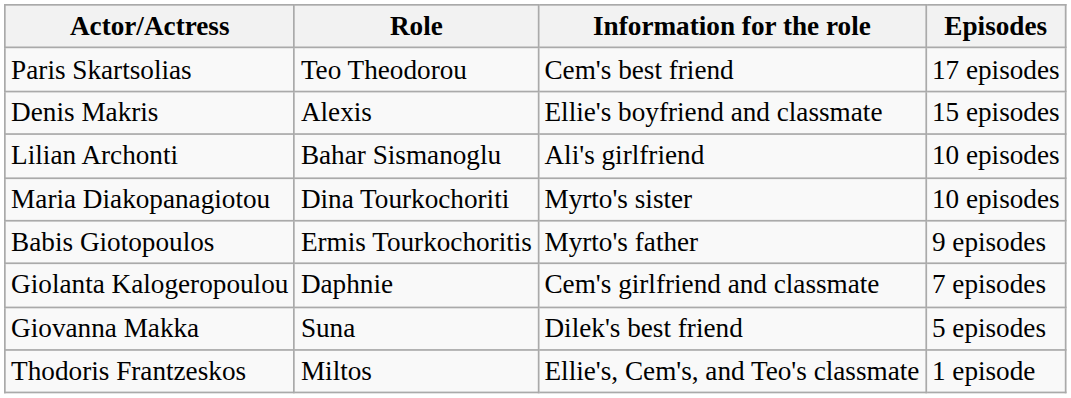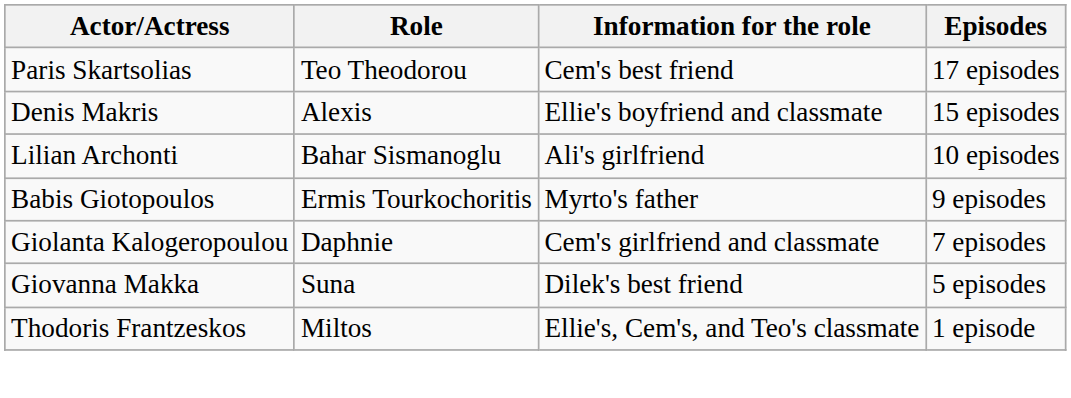- row: (141, 198)
